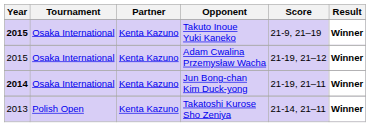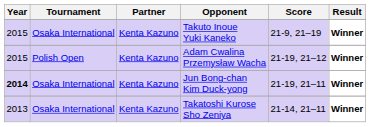(17, 33) bold -> (17, 33) normal
(73, 58) Osaka International -> (58, 58) Polish Open
(58, 109) Polish Open -> (73, 109) Osaka International
